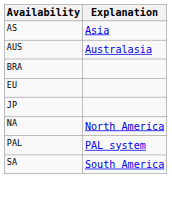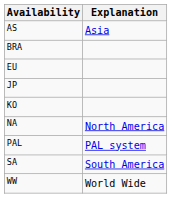- row: (14, 48)
+ row: (12, 105)
+ row: (12, 181)
